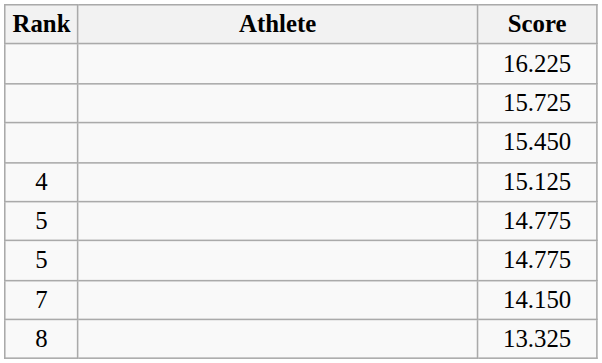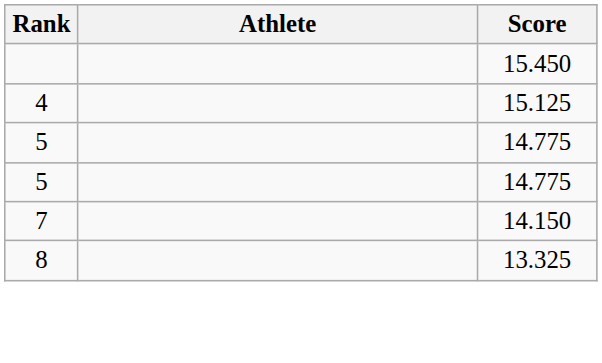- row: (41, 64)
- row: (41, 103)
